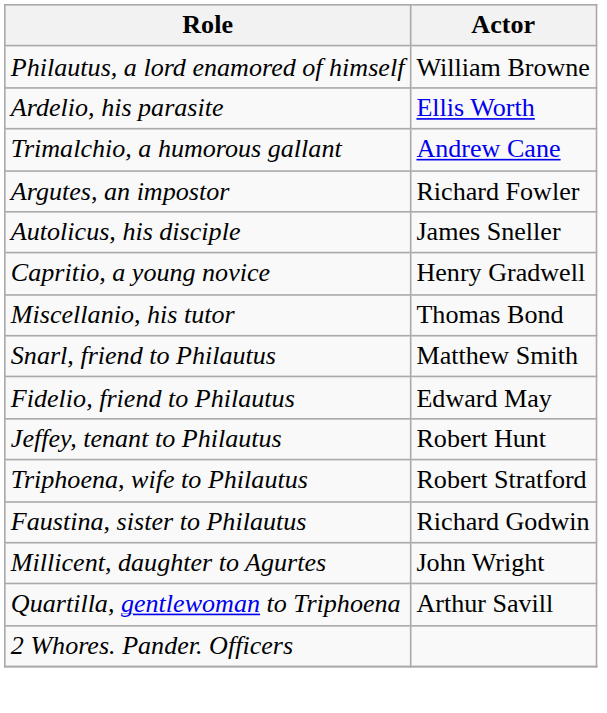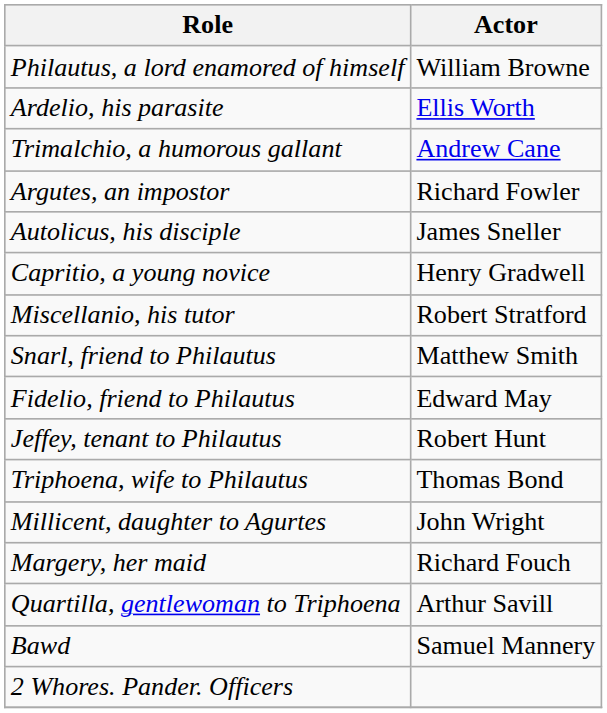(490, 314) Thomas Bond -> (502, 314) Robert Stratford
(502, 480) Robert Stratford -> (490, 480) Thomas Bond
- row: (159, 521)
+ row: (108, 562)
+ row: (41, 645)
